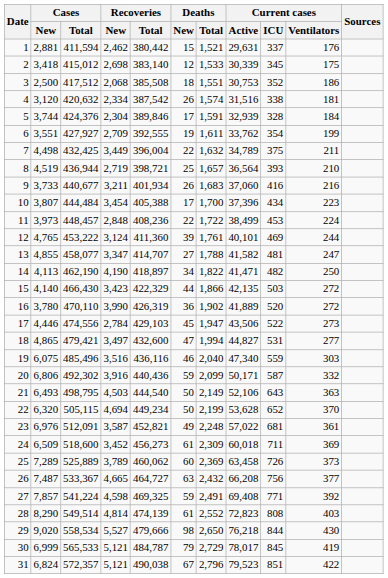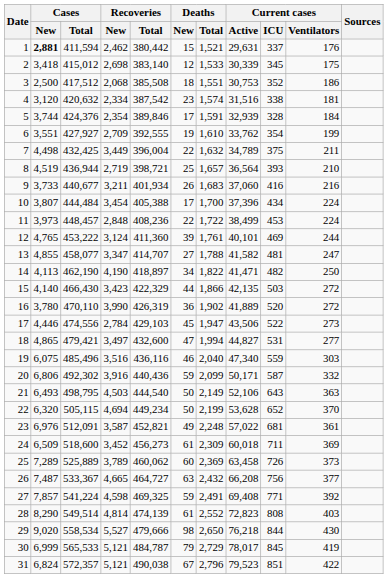(46, 47) normal -> (46, 47) bold
(188, 99) 26 -> (188, 99) 23
(116, 116) 2,304 -> (116, 116) 2,354
(211, 133) 1,611 -> (211, 133) 1,610
(331, 202) 223 -> (331, 202) 224
